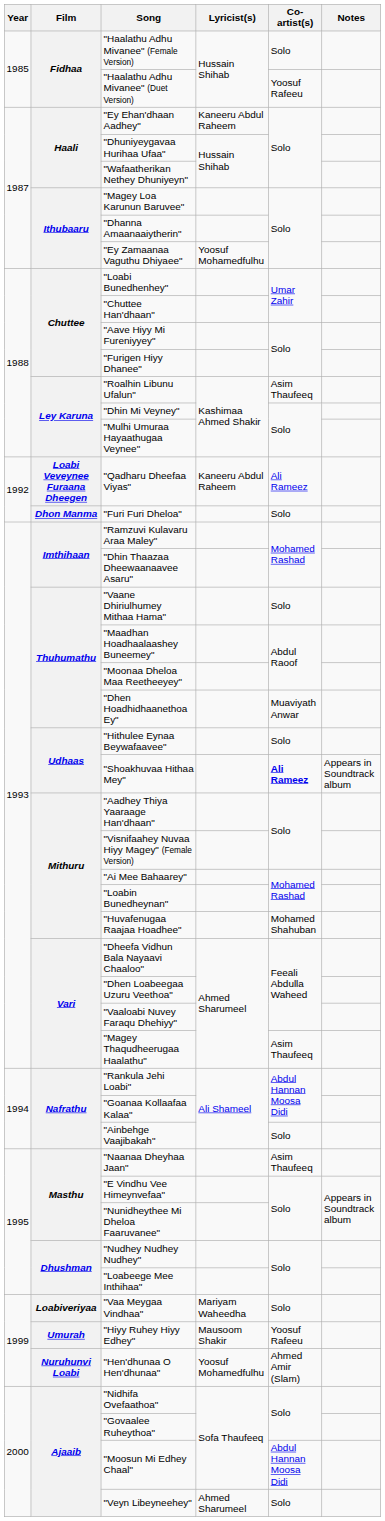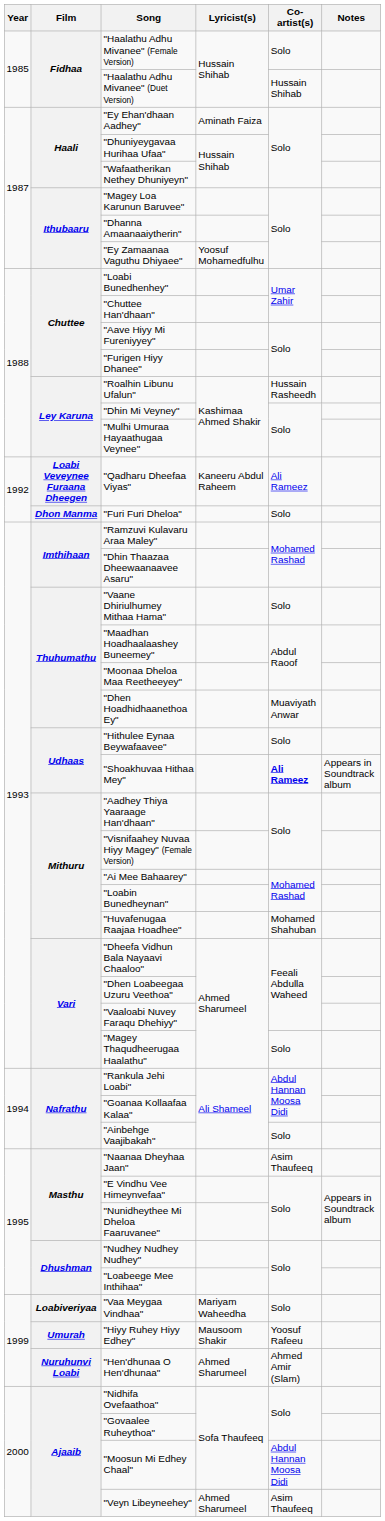(287, 88) Yoosuf Rafeeu -> (289, 88) Hussain Shihab
(231, 120) Kaneeru Abdul Raheem -> (230, 120) Aminath Faiza
(292, 389) Asim Thaufeeq -> (293, 389) Hussain Rasheedh
(292, 1049) Asim Thaufeeq -> (281, 1049) Solo
(231, 1367) Yoosuf Mohamedfulhu -> (222, 1367) Ahmed Sharumeel
(281, 1503) Solo -> (292, 1503) Asim Thaufeeq
